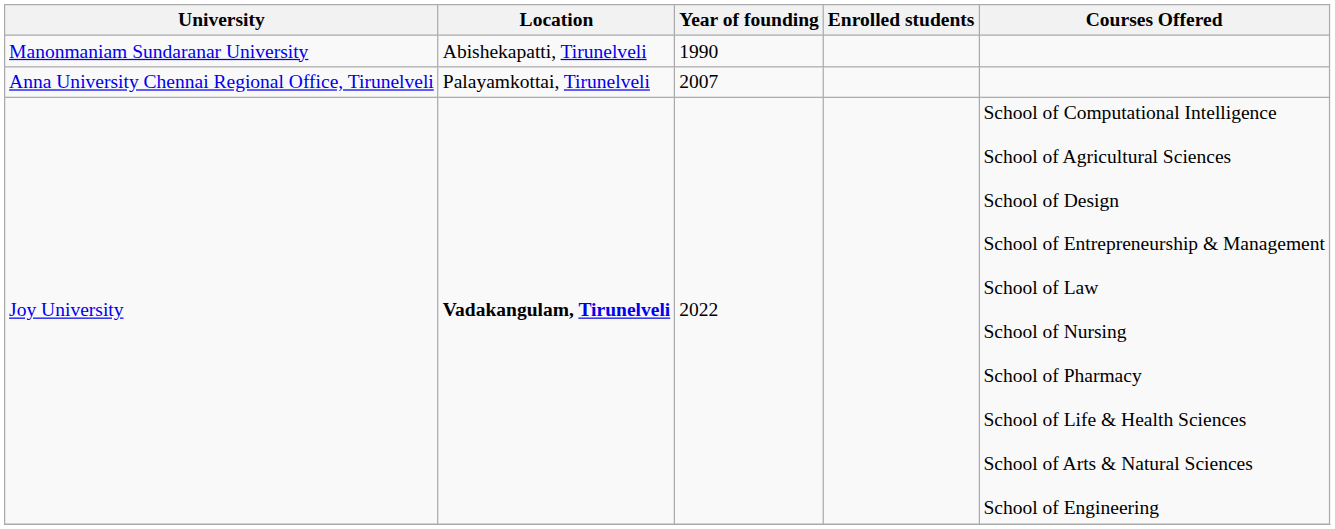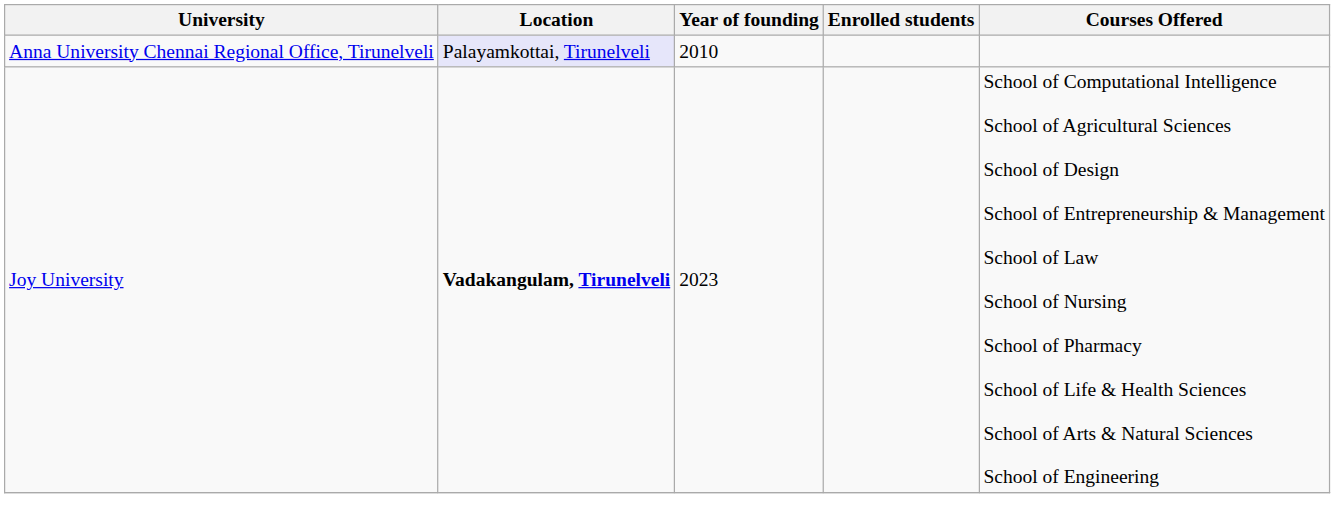- row: (159, 50)
(546, 81) no background -> (546, 50) lavender background
(699, 81) 2007 -> (699, 50) 2010
(699, 310) 2022 -> (699, 279) 2023
